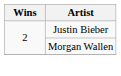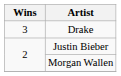+ row: (81, 29)
